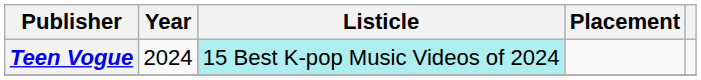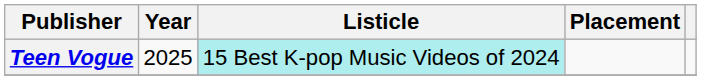(168, 57) 2024 -> (168, 57) 2025
